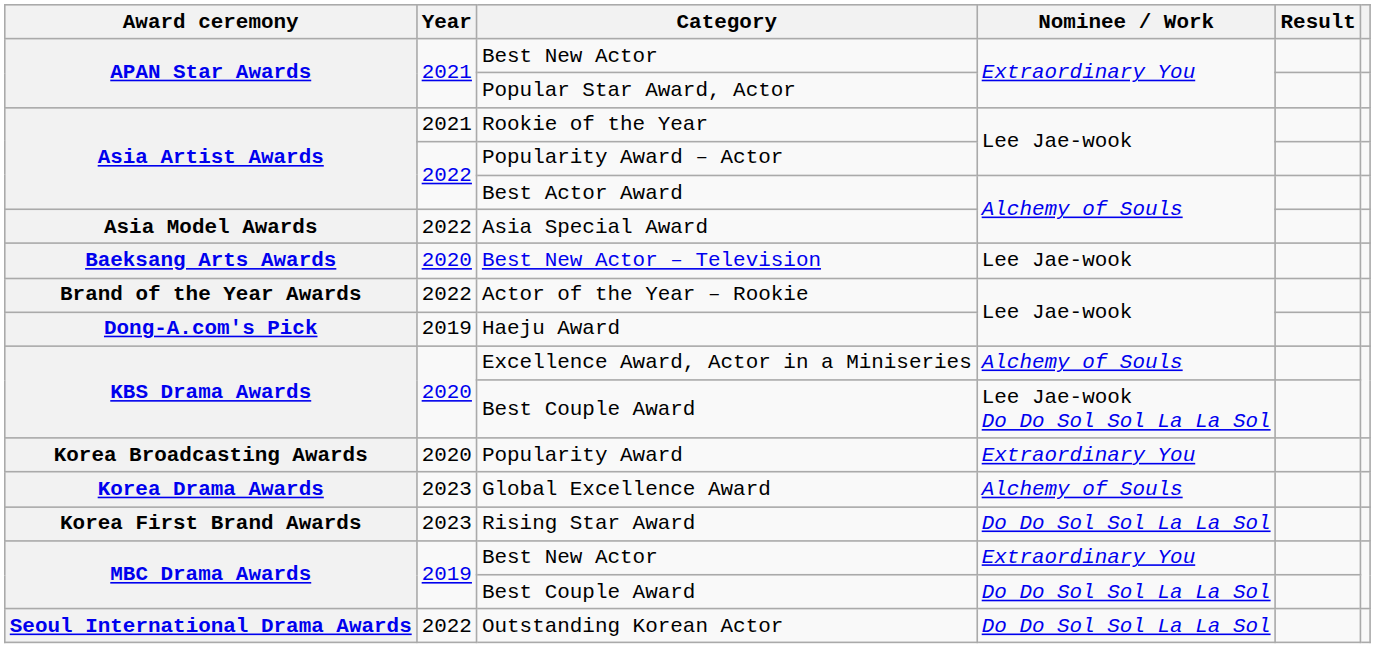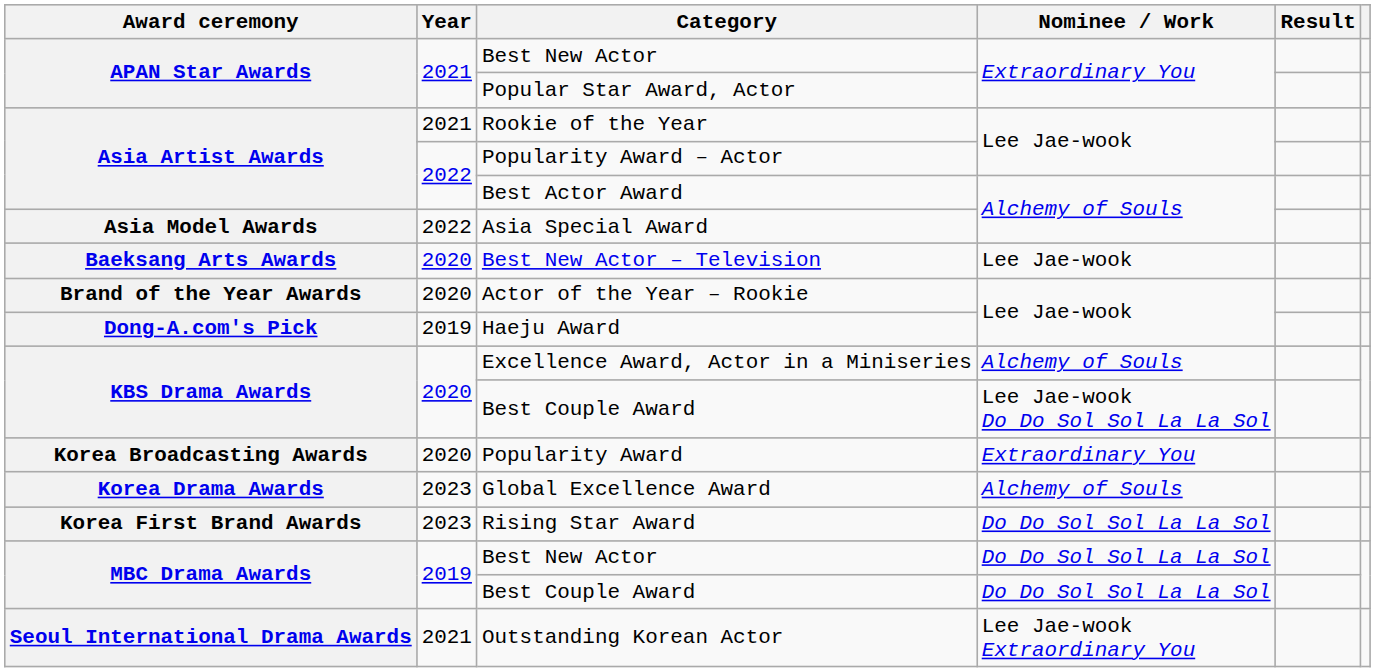(447, 295) 2022 -> (447, 295) 2020
(1088, 558) Extraordinary You -> (1126, 558) Do Do Sol Sol La La Sol
(447, 626) 2022 -> (447, 638) 2021
(1126, 626) Do Do Sol Sol La La Sol -> (1088, 638) Lee Jae-wook Extraordinary You
